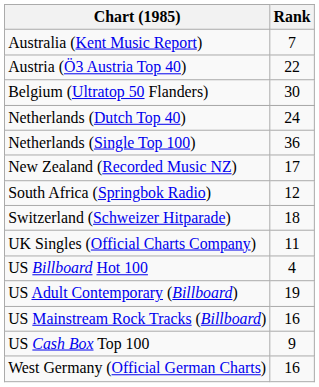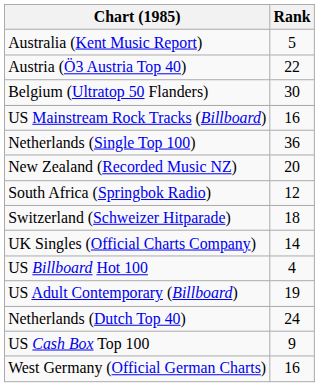(292, 42) 7 -> (292, 42) 5
rows swapped: (97, 117) <-> (137, 318)
(292, 167) 17 -> (292, 167) 20
(292, 243) 11 -> (292, 243) 14
